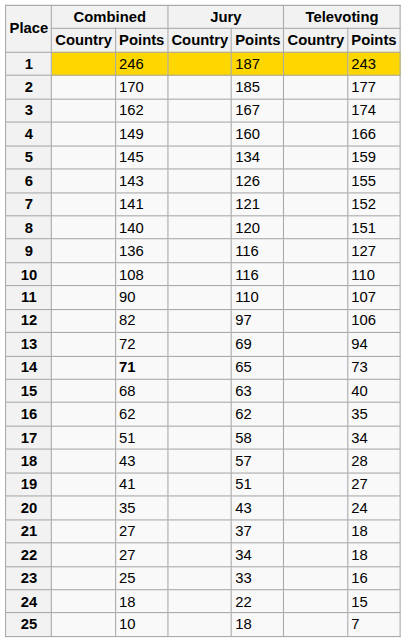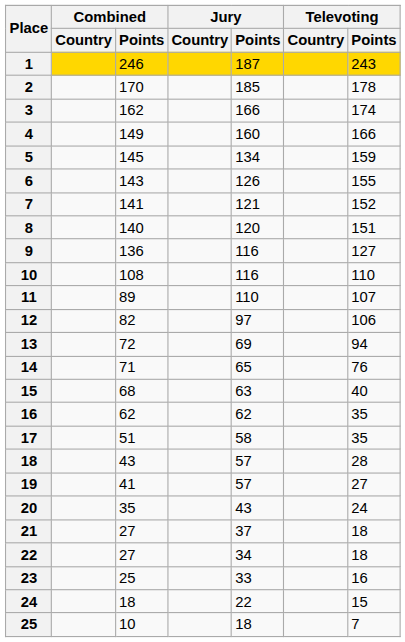(364, 87) 177 -> (364, 87) 178
(248, 111) 167 -> (248, 111) 166
(127, 298) 90 -> (127, 298) 89
(127, 368) bold -> (127, 368) normal
(360, 368) 73 -> (360, 368) 76
(360, 438) 34 -> (360, 438) 35
(243, 484) 51 -> (243, 484) 57
